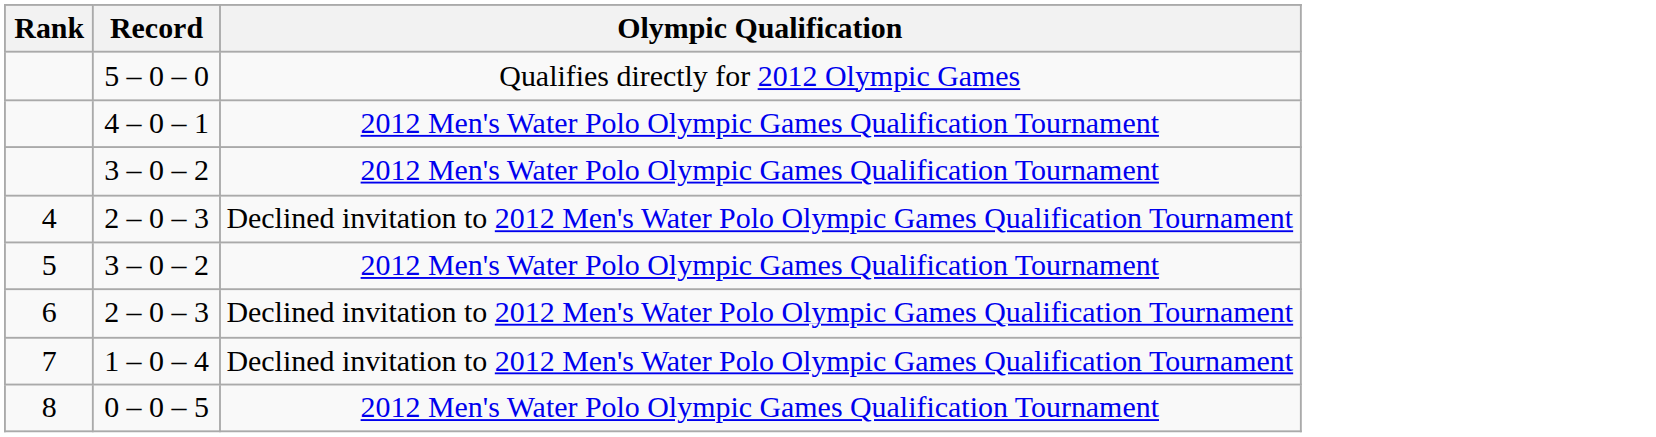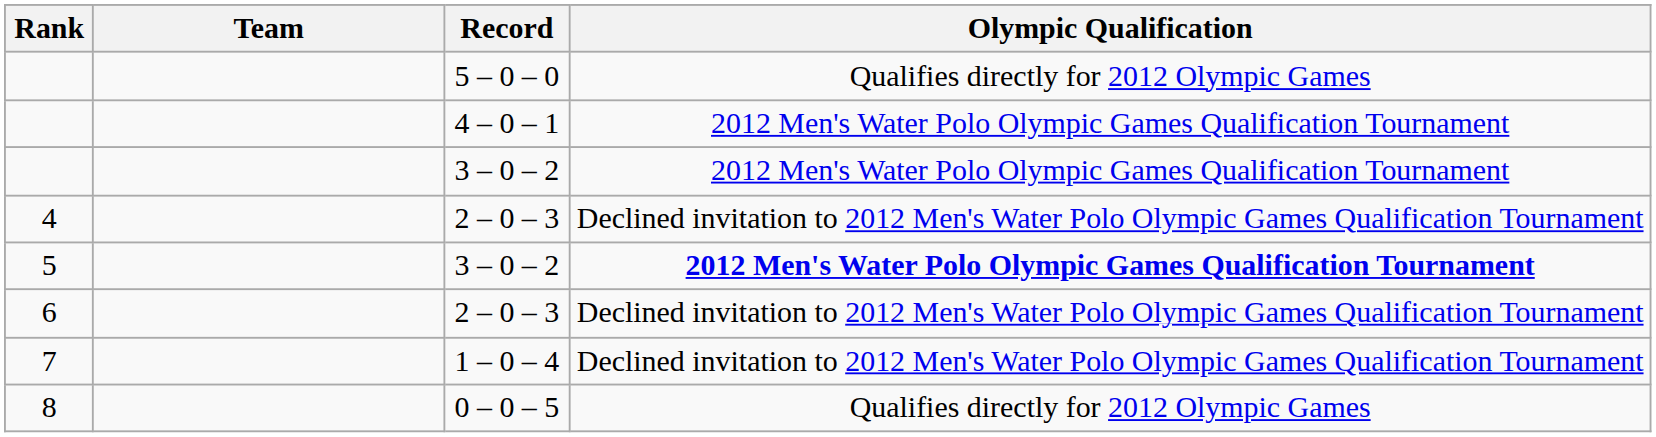+ column: (269, 28)
(760, 265) normal -> (1110, 265) bold
(760, 407) 2012 Men's Water Polo Olympic Games Qualification Tournament -> (1110, 407) Qualifies directly for 2012 Olympic Games
